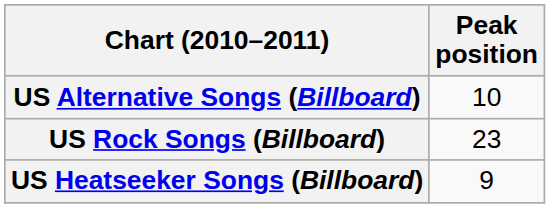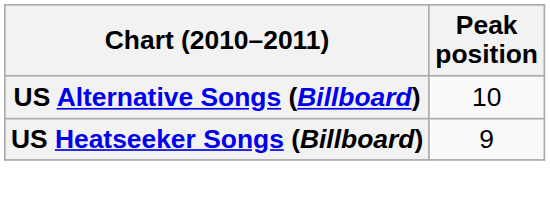- row: (217, 138)
